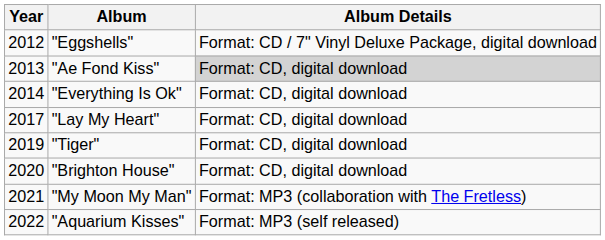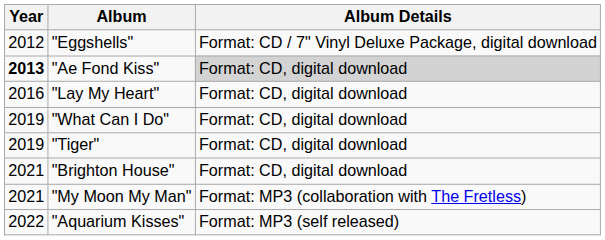(26, 68) normal -> (26, 68) bold
- row: (117, 94)
(26, 119) 2017 -> (26, 94) 2016
+ row: (110, 119)
(26, 171) 2020 -> (26, 171) 2021
